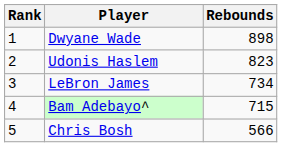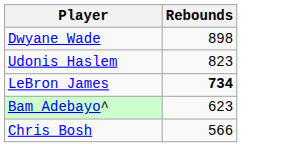- column: (25, 16)
(261, 85) normal -> (221, 85) bold
(261, 108) 715 -> (221, 108) 623
